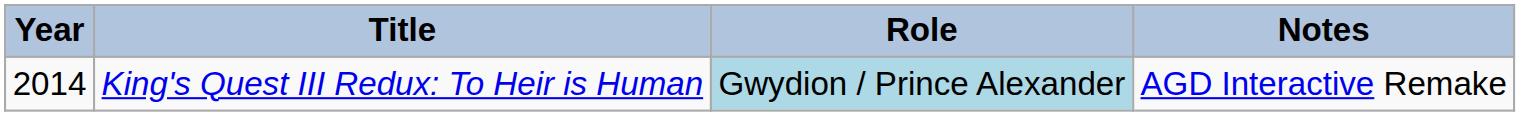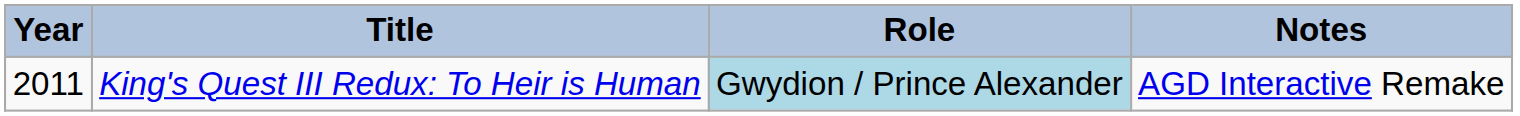(50, 83) 2014 -> (48, 83) 2011
